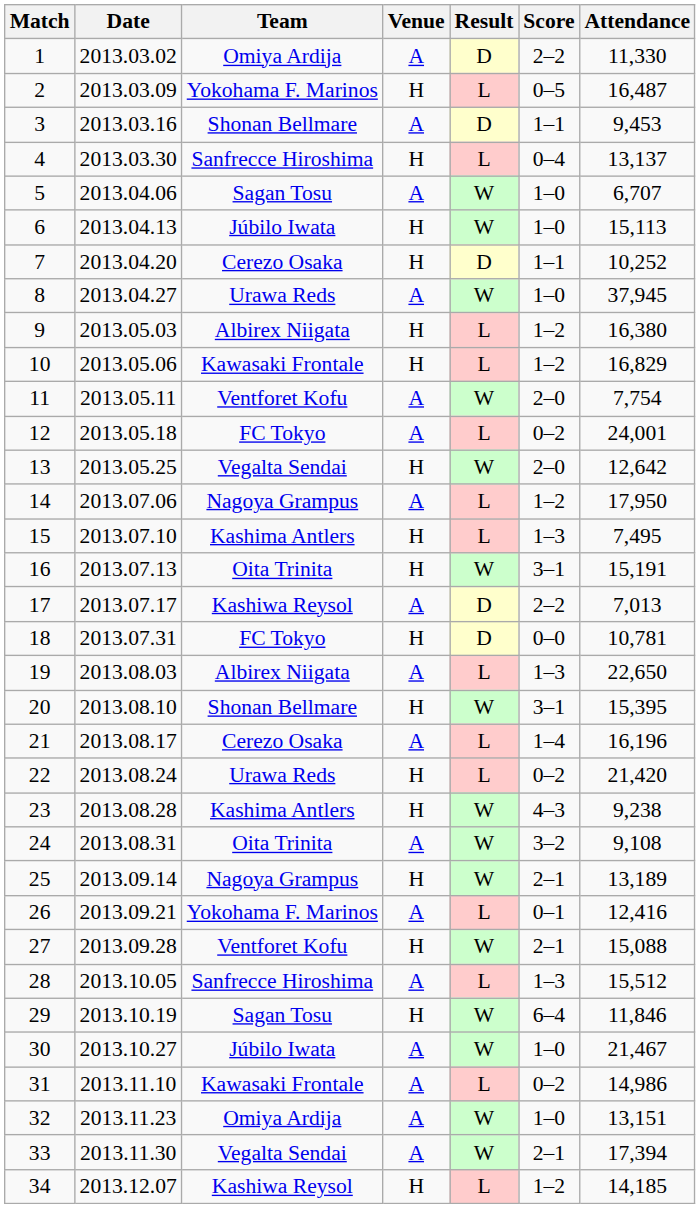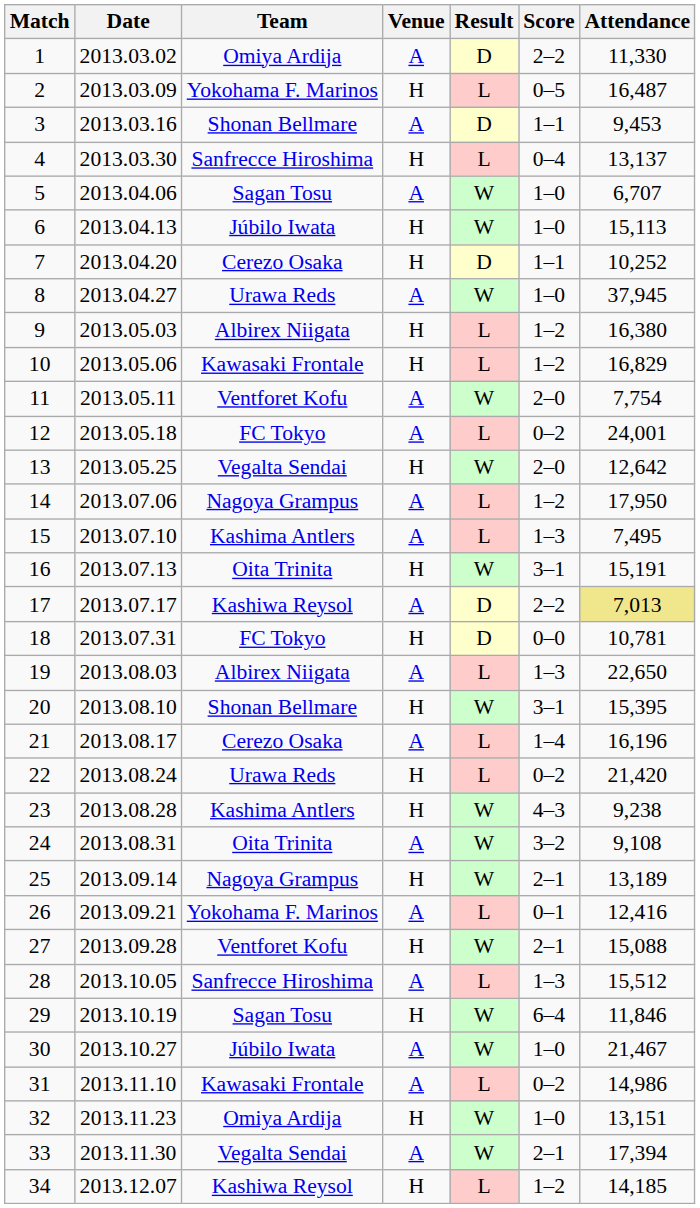(416, 535) H -> (416, 535) A
(637, 603) no background -> (637, 603) khaki background
(416, 1117) A -> (416, 1117) H
